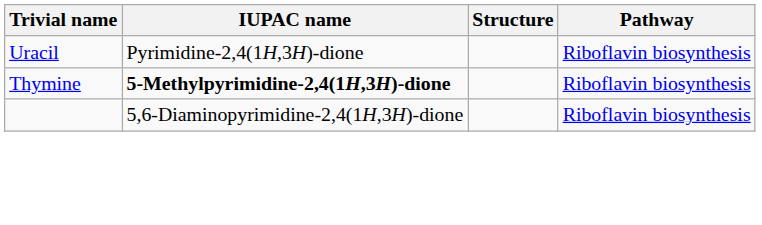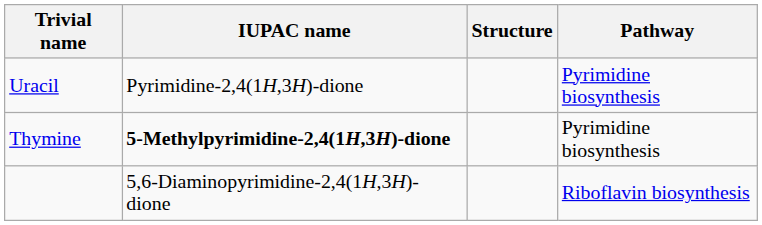(657, 51) Riboflavin biosynthesis -> (611, 85) Pyrimidine biosynthesis
(657, 83) Riboflavin biosynthesis -> (611, 138) Pyrimidine biosynthesis
